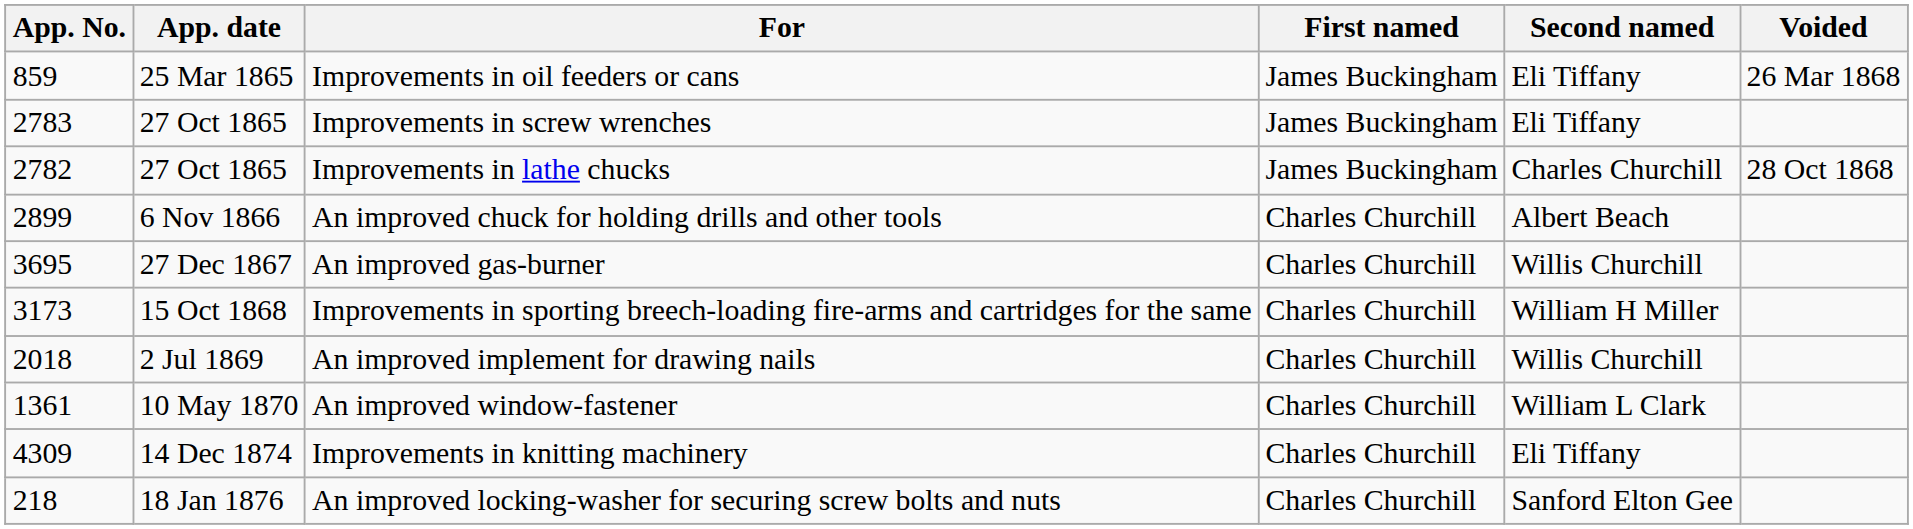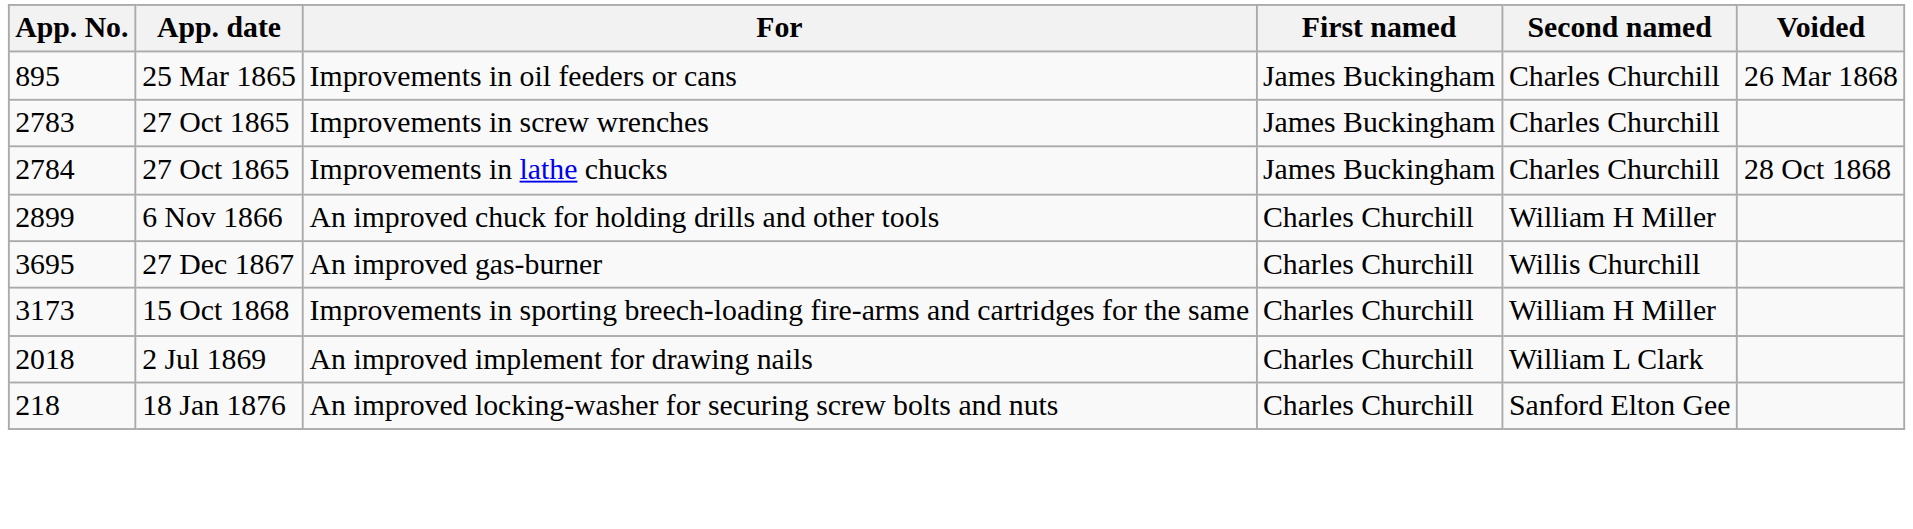(35, 75) 859 -> (37, 75) 895
(1576, 75) Eli Tiffany -> (1614, 75) Charles Churchill
(1576, 122) Eli Tiffany -> (1614, 122) Charles Churchill
(42, 169) 2782 -> (45, 169) 2784
(1590, 216) Albert Beach -> (1612, 216) William H Miller
(1607, 358) Willis Churchill -> (1606, 358) William L Clark
- row: (495, 405)
- row: (530, 452)
